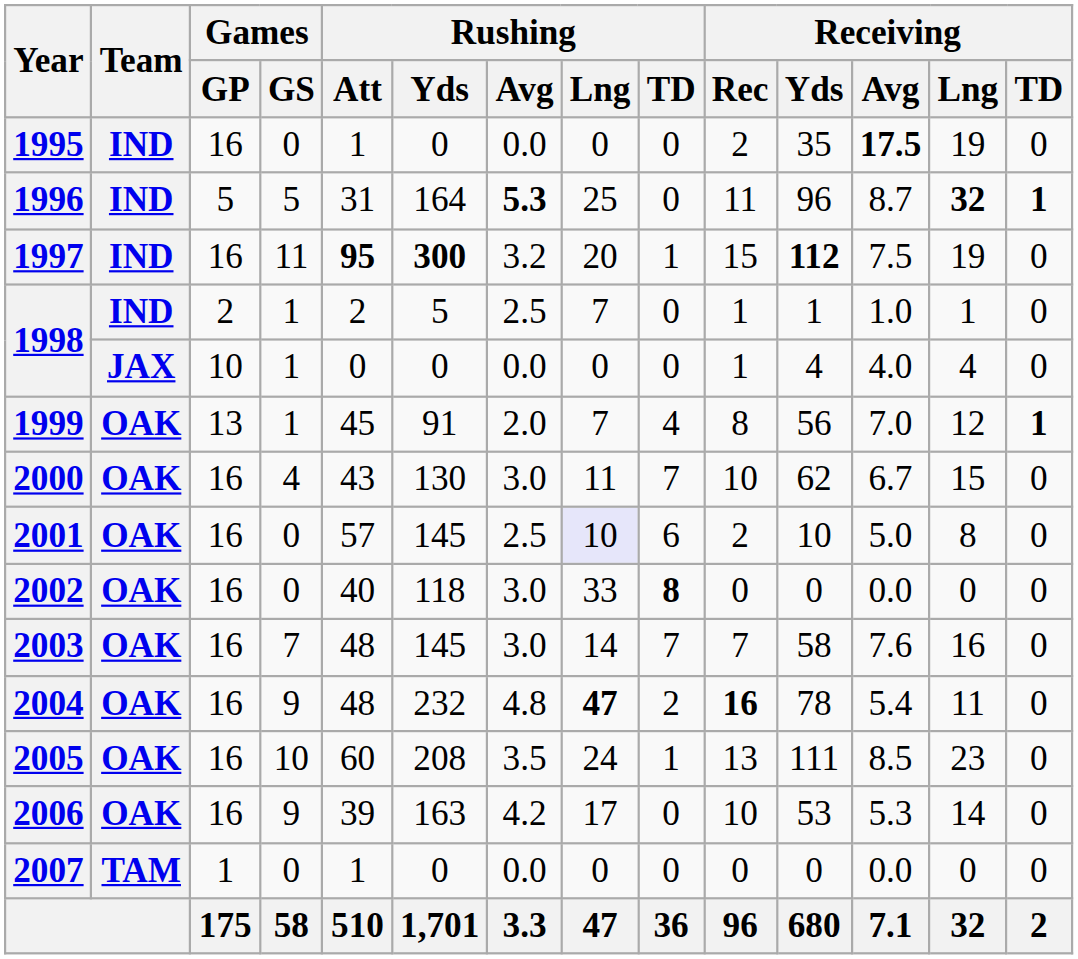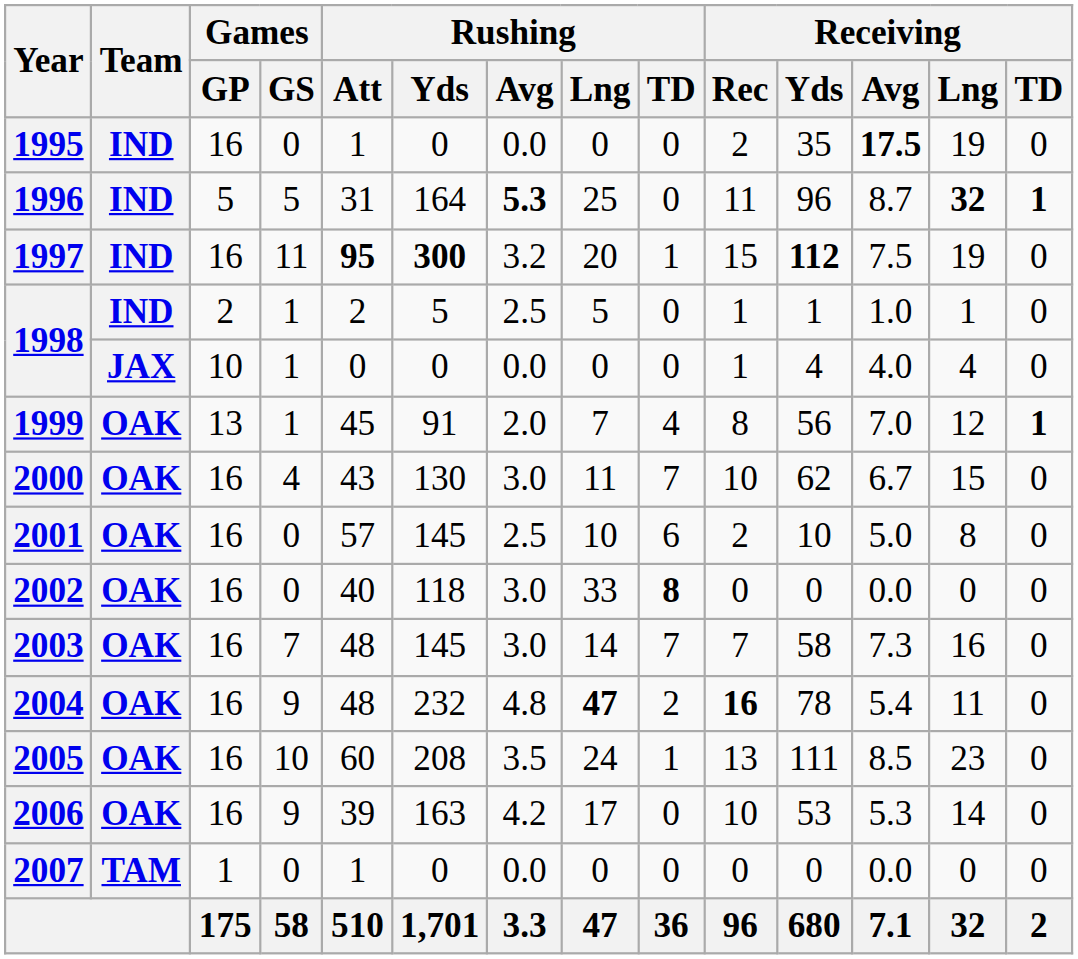(600, 311) 7 -> (600, 311) 5
(600, 534) lavender background -> (600, 534) no background
(890, 646) 7.6 -> (890, 646) 7.3
